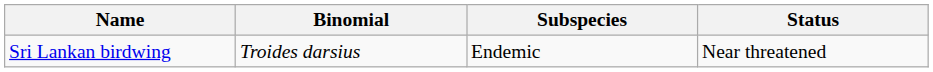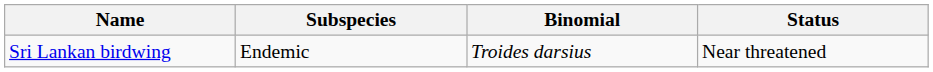columns swapped: (351, 19) <-> (582, 19)
